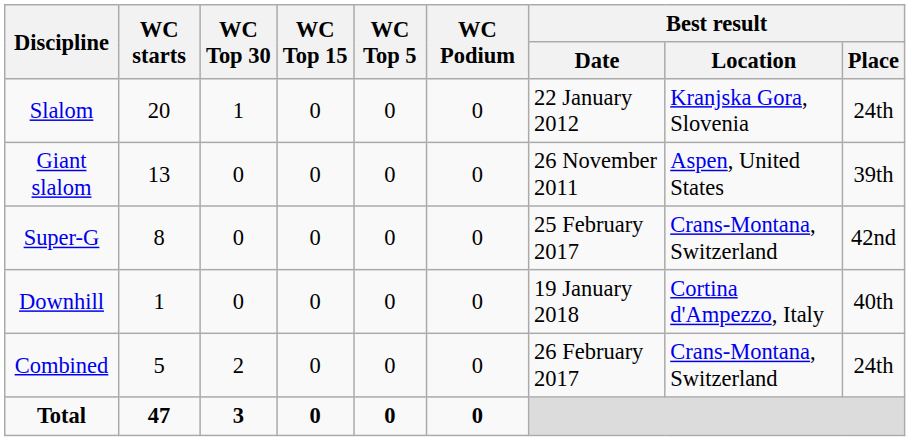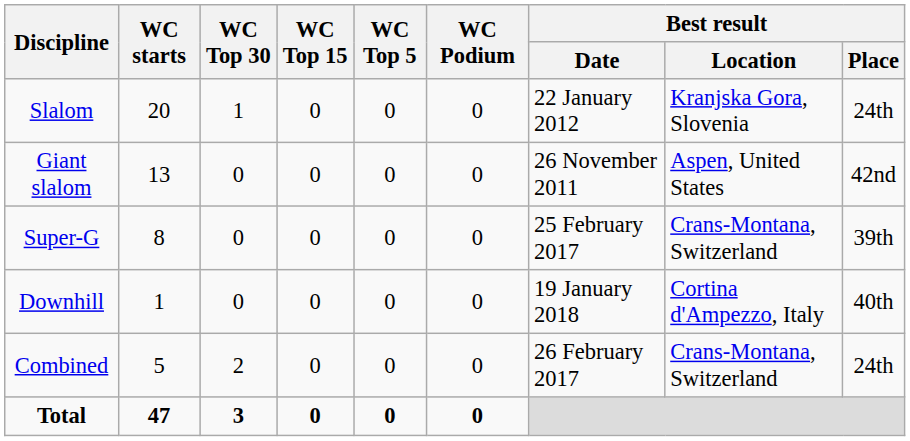(873, 174) 39th -> (873, 174) 42nd
(873, 238) 42nd -> (873, 238) 39th
